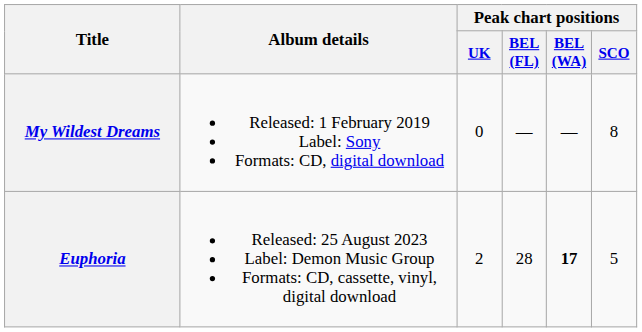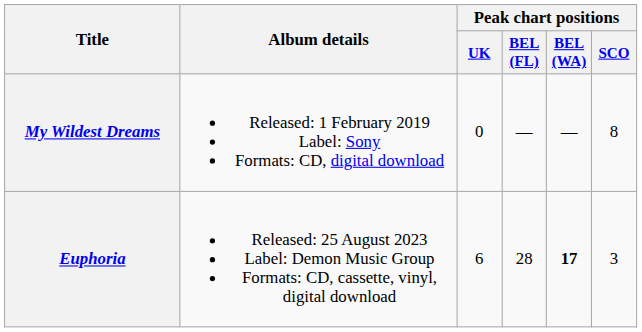(479, 258) 2 -> (479, 258) 6
(614, 258) 5 -> (614, 258) 3
